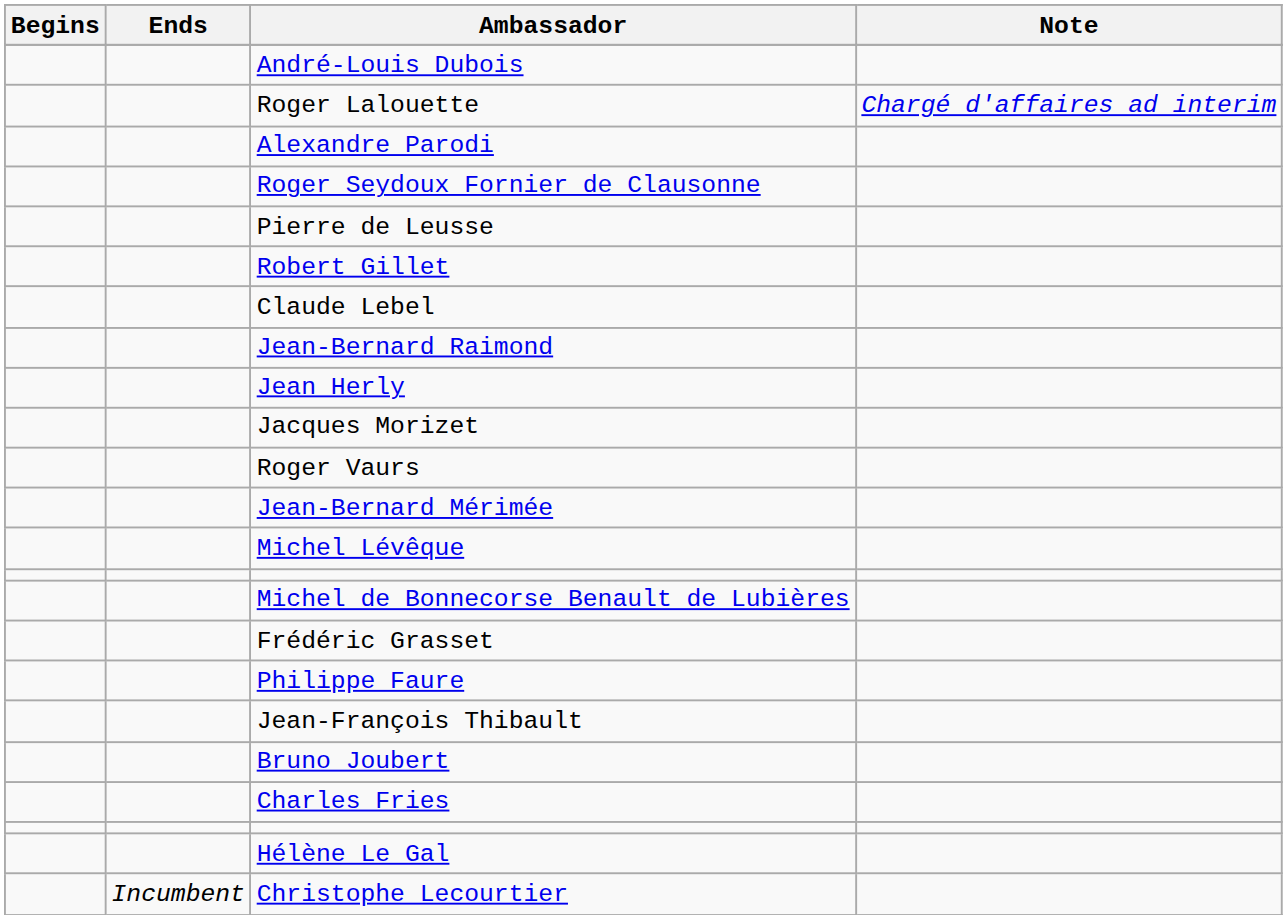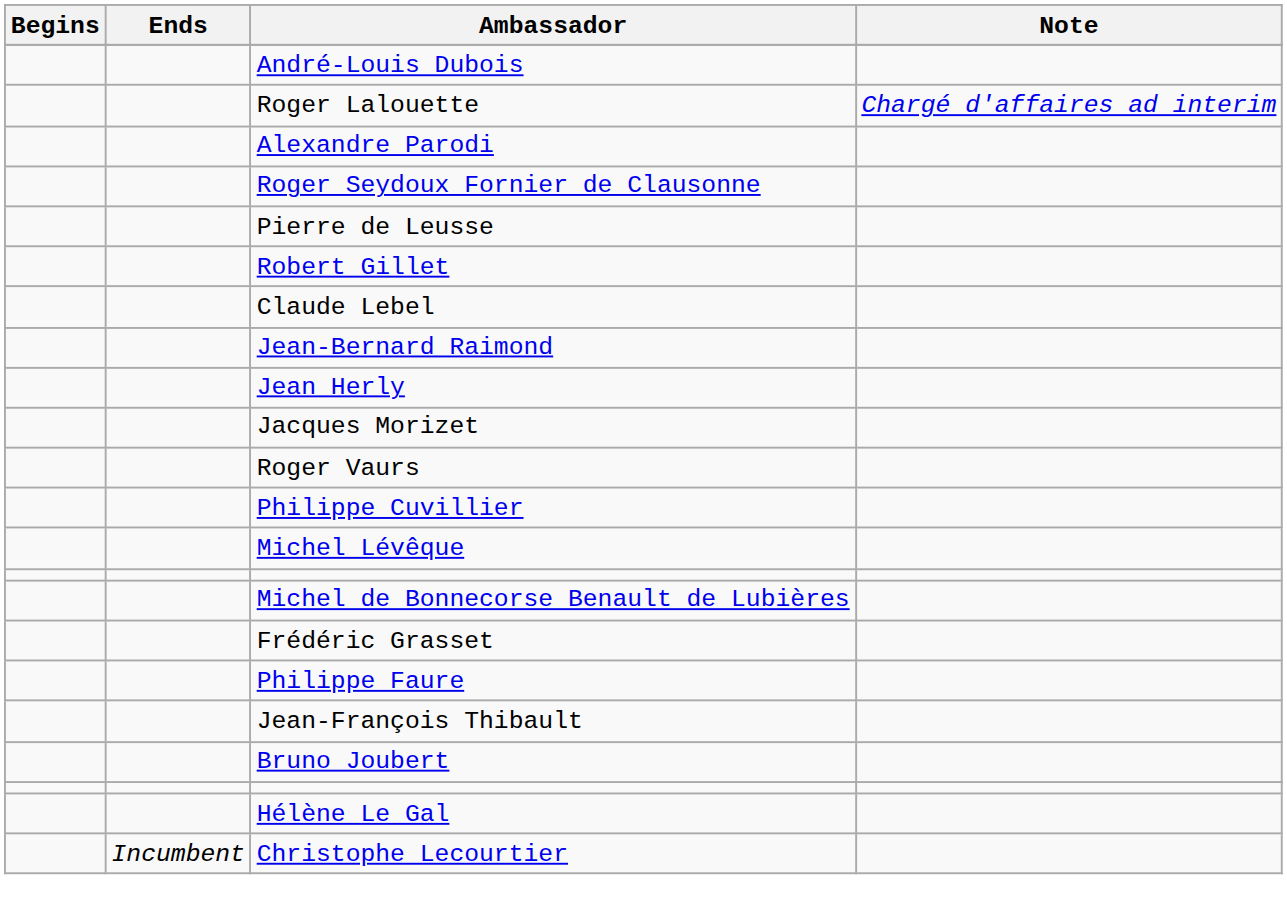+ row: (178, 508)
- row: (178, 508)
- row: (178, 802)
